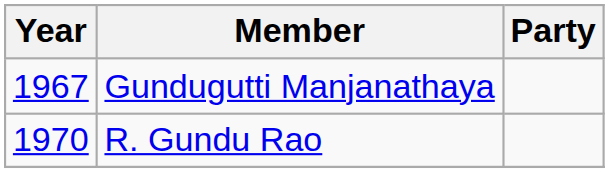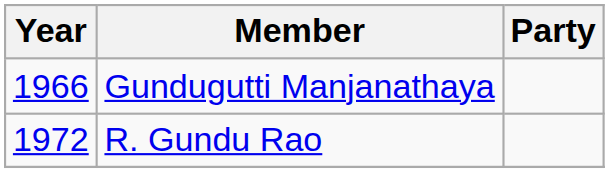(51, 85) 1967 -> (51, 85) 1966
(51, 139) 1970 -> (51, 139) 1972
